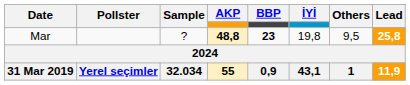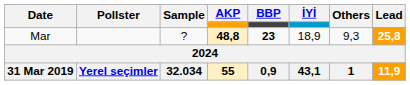(309, 35) 19,8 -> (309, 35) 18,9
(351, 35) 9,5 -> (351, 35) 9,3
